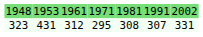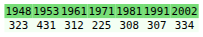(102, 25) 295 -> (102, 25) 225
(185, 25) 331 -> (185, 25) 334
